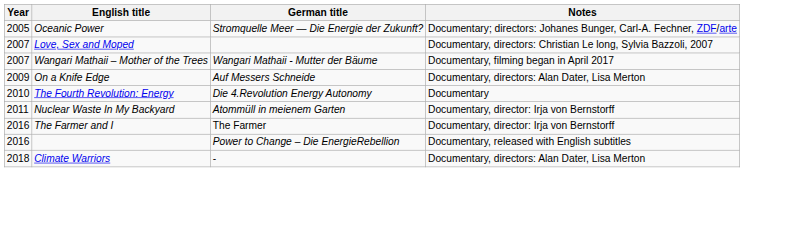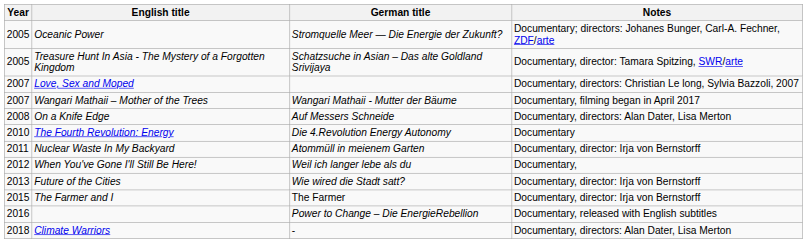+ row: (149, 62)
(18, 77) 2009 -> (18, 116) 2008
+ row: (115, 165)
+ row: (77, 181)
(18, 126) 2016 -> (18, 198) 2015
